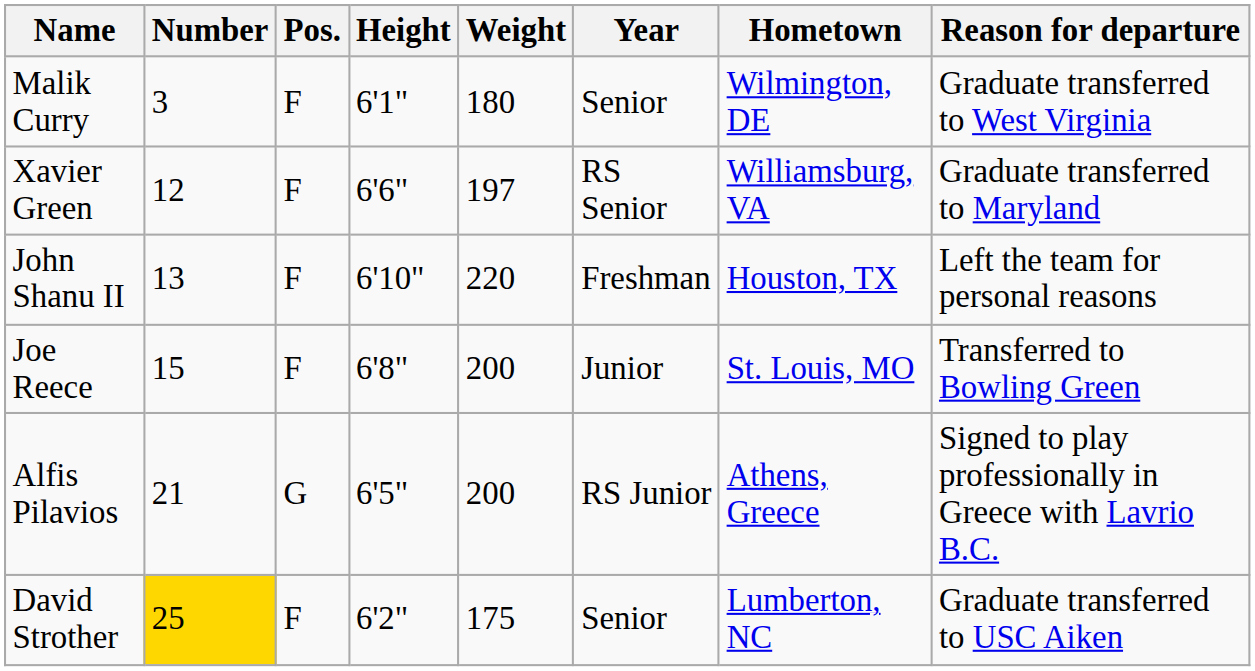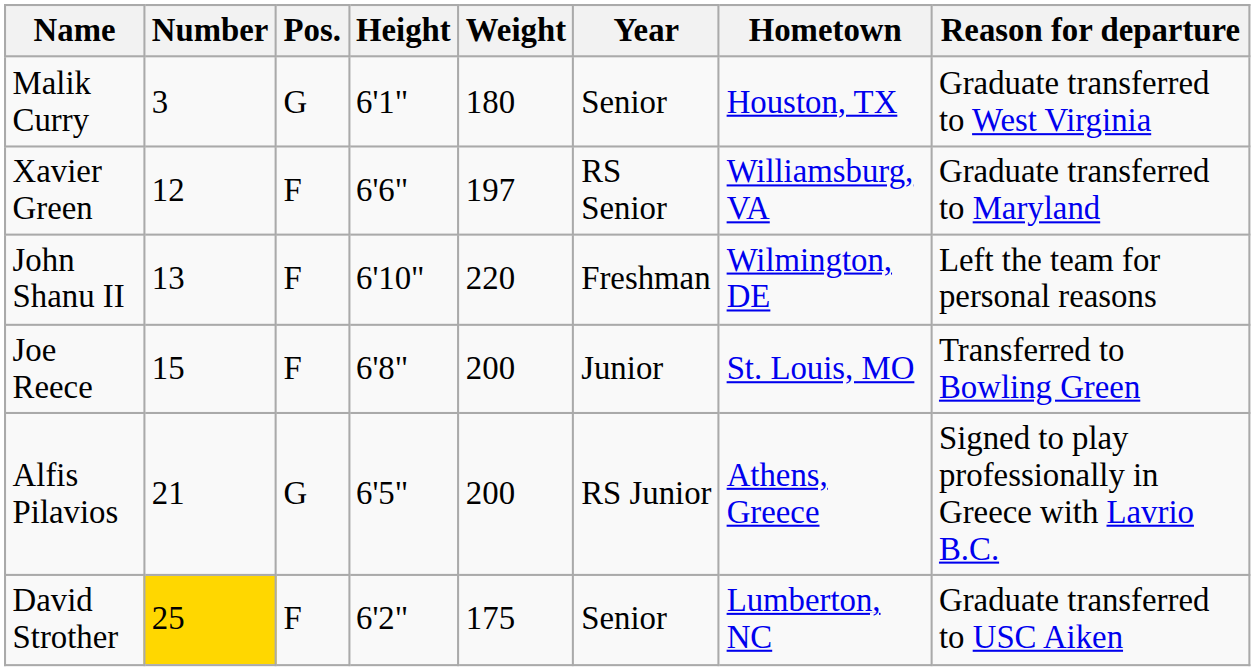(293, 100) F -> (295, 100) G
(809, 100) Wilmington, DE -> (812, 100) Houston, TX
(812, 278) Houston, TX -> (809, 278) Wilmington, DE
